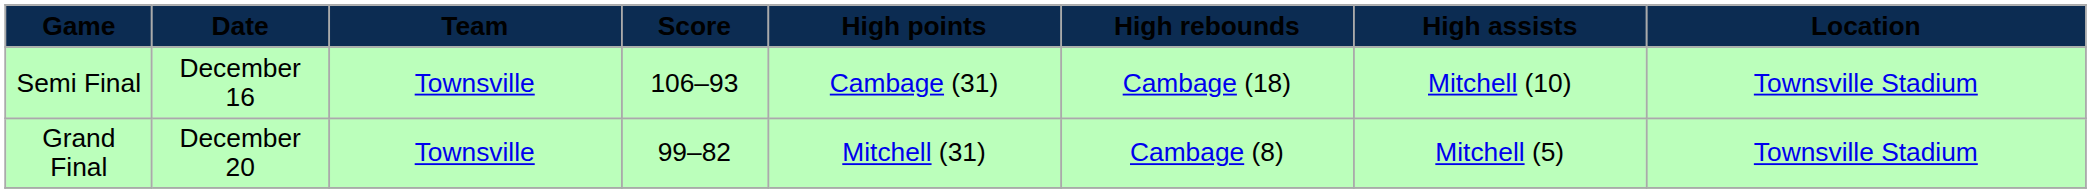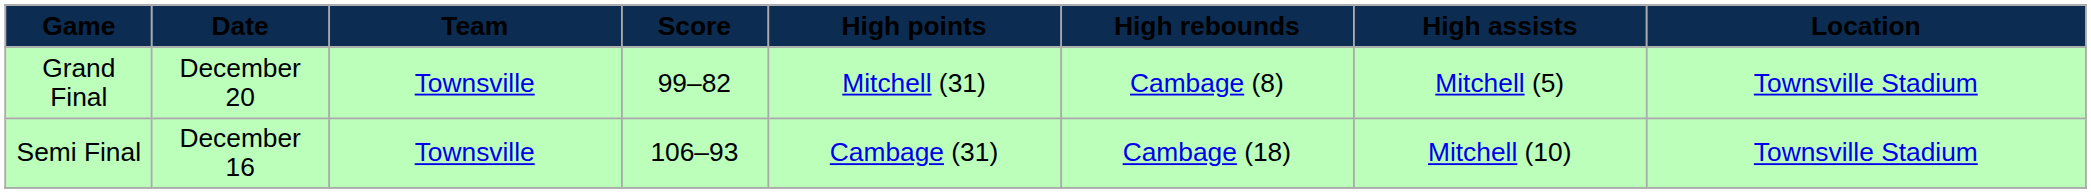rows swapped: (79, 82) <-> (79, 153)
